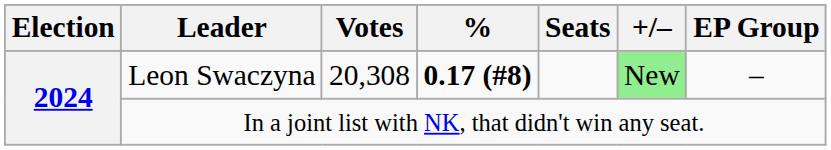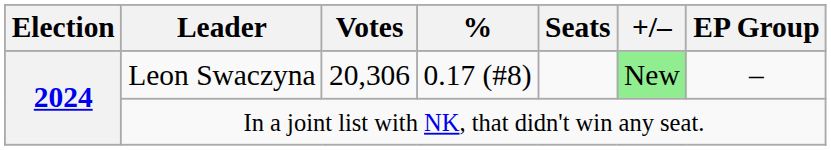(370, 74) 20,308 -> (370, 74) 20,306
(478, 74) bold -> (478, 74) normal
